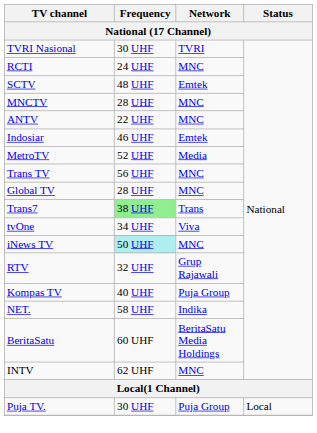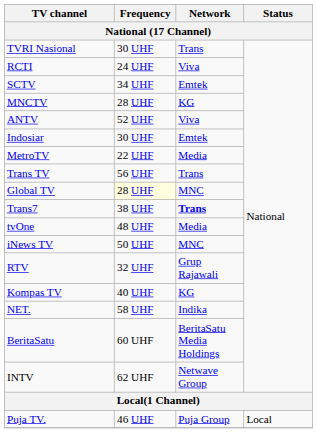(191, 48) TVRI -> (191, 48) Trans
(191, 66) MNC -> (189, 66) Viva
(135, 84) 48 UHF -> (135, 84) 34 UHF
(191, 102) MNC -> (186, 102) KG
(135, 119) 22 UHF -> (135, 119) 52 UHF
(191, 119) MNC -> (189, 119) Viva
(135, 137) 46 UHF -> (135, 137) 30 UHF
(135, 155) 52 UHF -> (135, 155) 22 UHF
(191, 173) MNC -> (191, 173) Trans
(135, 191) no background -> (135, 191) lightyellow background
(135, 208) lightgreen background -> (135, 208) no background
(191, 208) normal -> (192, 208) bold
(135, 226) 34 UHF -> (135, 226) 48 UHF
(189, 226) Viva -> (193, 226) Media
(135, 244) paleturquoise background -> (135, 244) no background
(204, 292) Puja Group -> (186, 292) KG
(191, 370) MNC -> (198, 377) Netwave Group
(135, 406) 30 UHF -> (135, 419) 46 UHF
